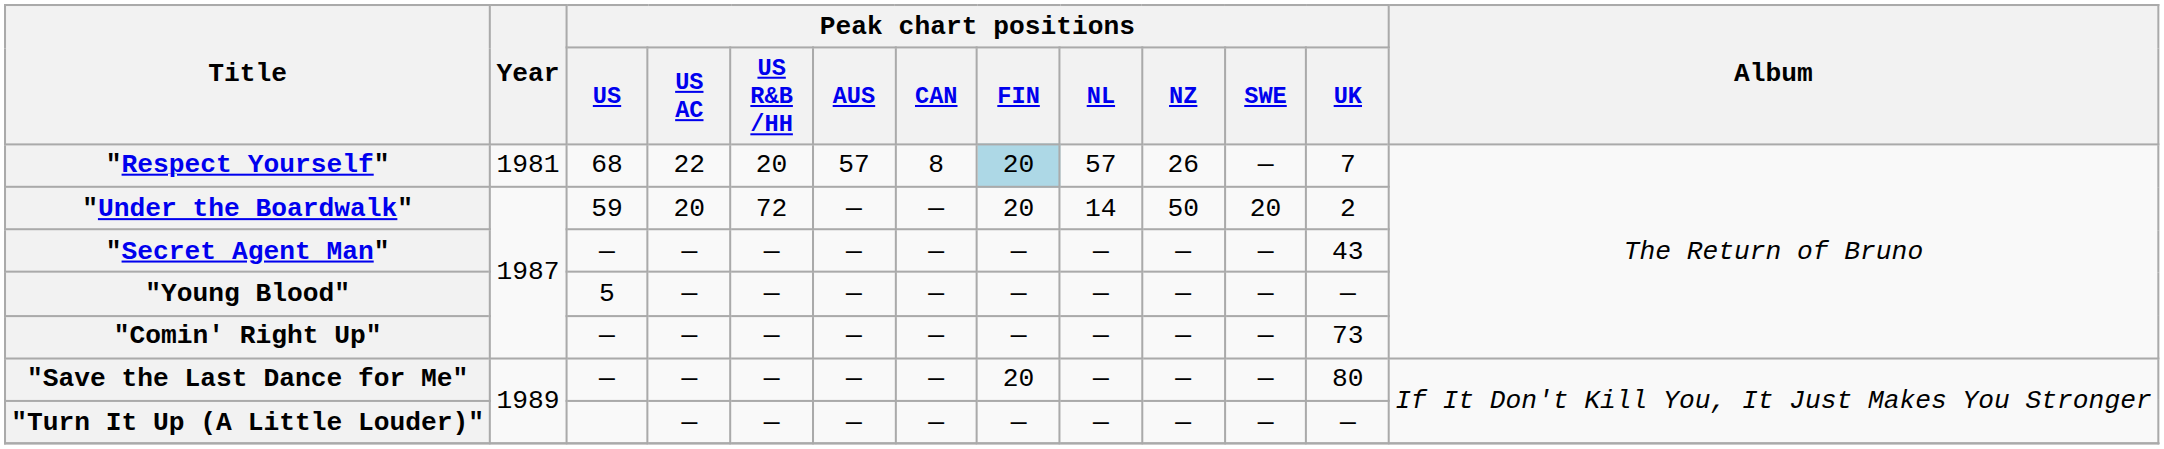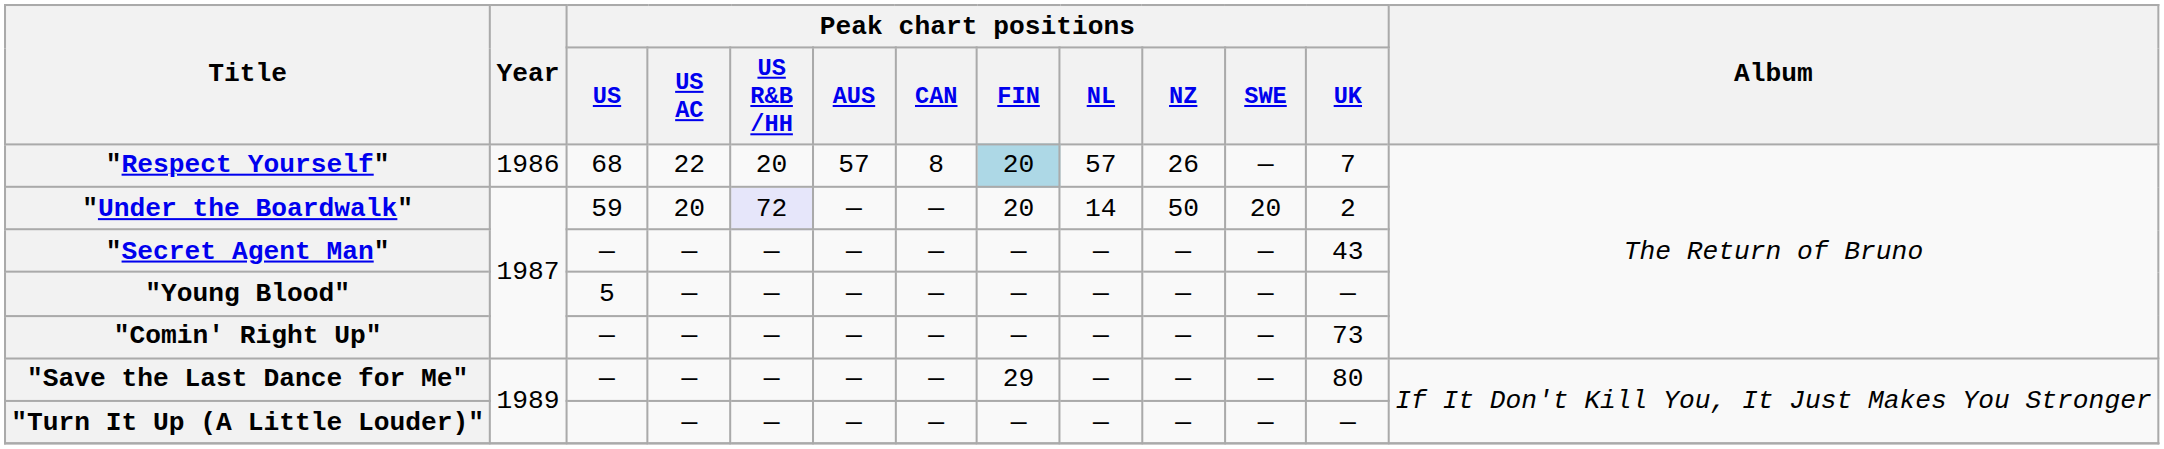(528, 165) 1981 -> (528, 165) 1986
(772, 208) no background -> (772, 208) lavender background
(1019, 379) 20 -> (1019, 379) 29
